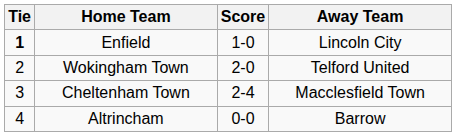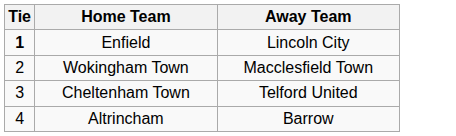- column: (243, 17)
(360, 67) Telford United -> (308, 67) Macclesfield Town
(360, 93) Macclesfield Town -> (308, 93) Telford United
